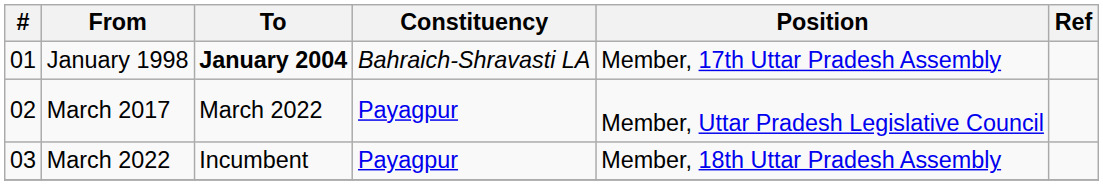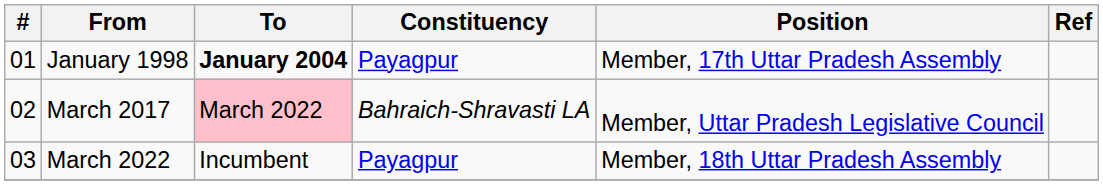(474, 60) Bahraich-Shravasti LA -> (408, 60) Payagpur
(261, 110) no background -> (261, 110) pink background
(408, 110) Payagpur -> (474, 110) Bahraich-Shravasti LA
